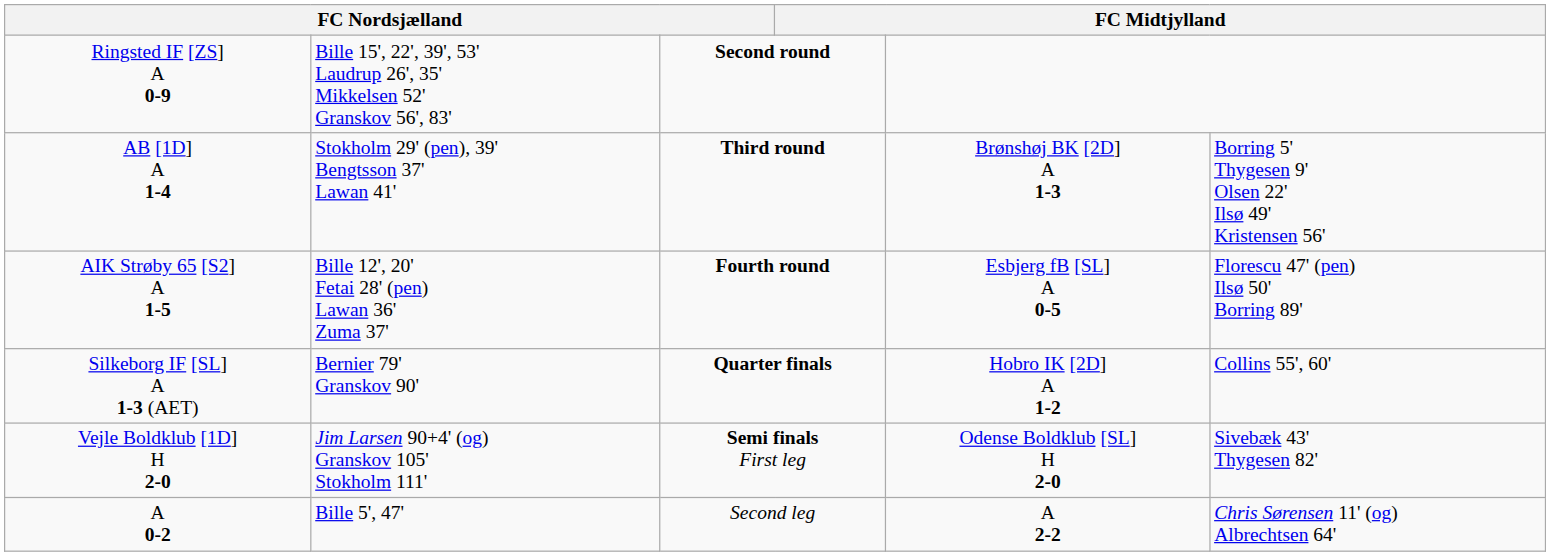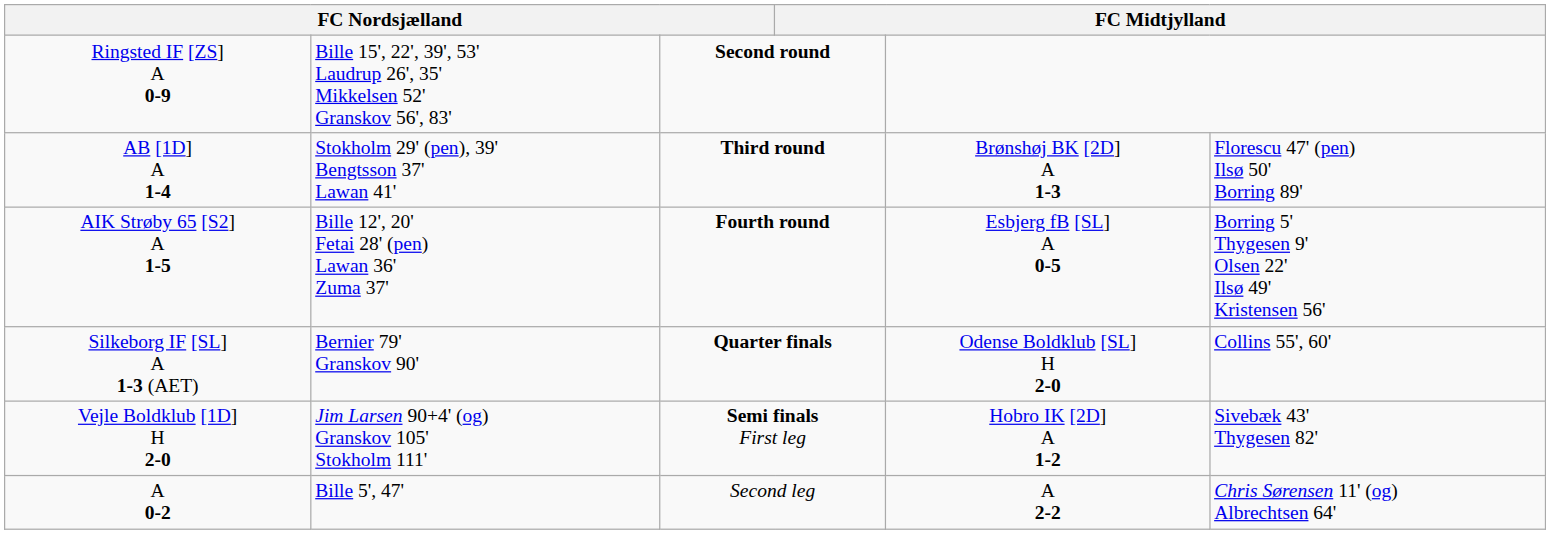(1270, 191) Borring 5' Thygesen 9' Olsen 22' Ilsø 49' Kristensen 56' -> (1285, 169) Florescu 47' (pen) Ilsø 50' Borring 89'
(1285, 288) Florescu 47' (pen) Ilsø 50' Borring 89' -> (1270, 266) Borring 5' Thygesen 9' Olsen 22' Ilsø 49' Kristensen 56'
(1048, 385) Hobro IK [2D] A 1-2 -> (1048, 363) Odense Boldklub [SL] H 2-0
(1048, 460) Odense Boldklub [SL] H 2-0 -> (1048, 438) Hobro IK [2D] A 1-2
